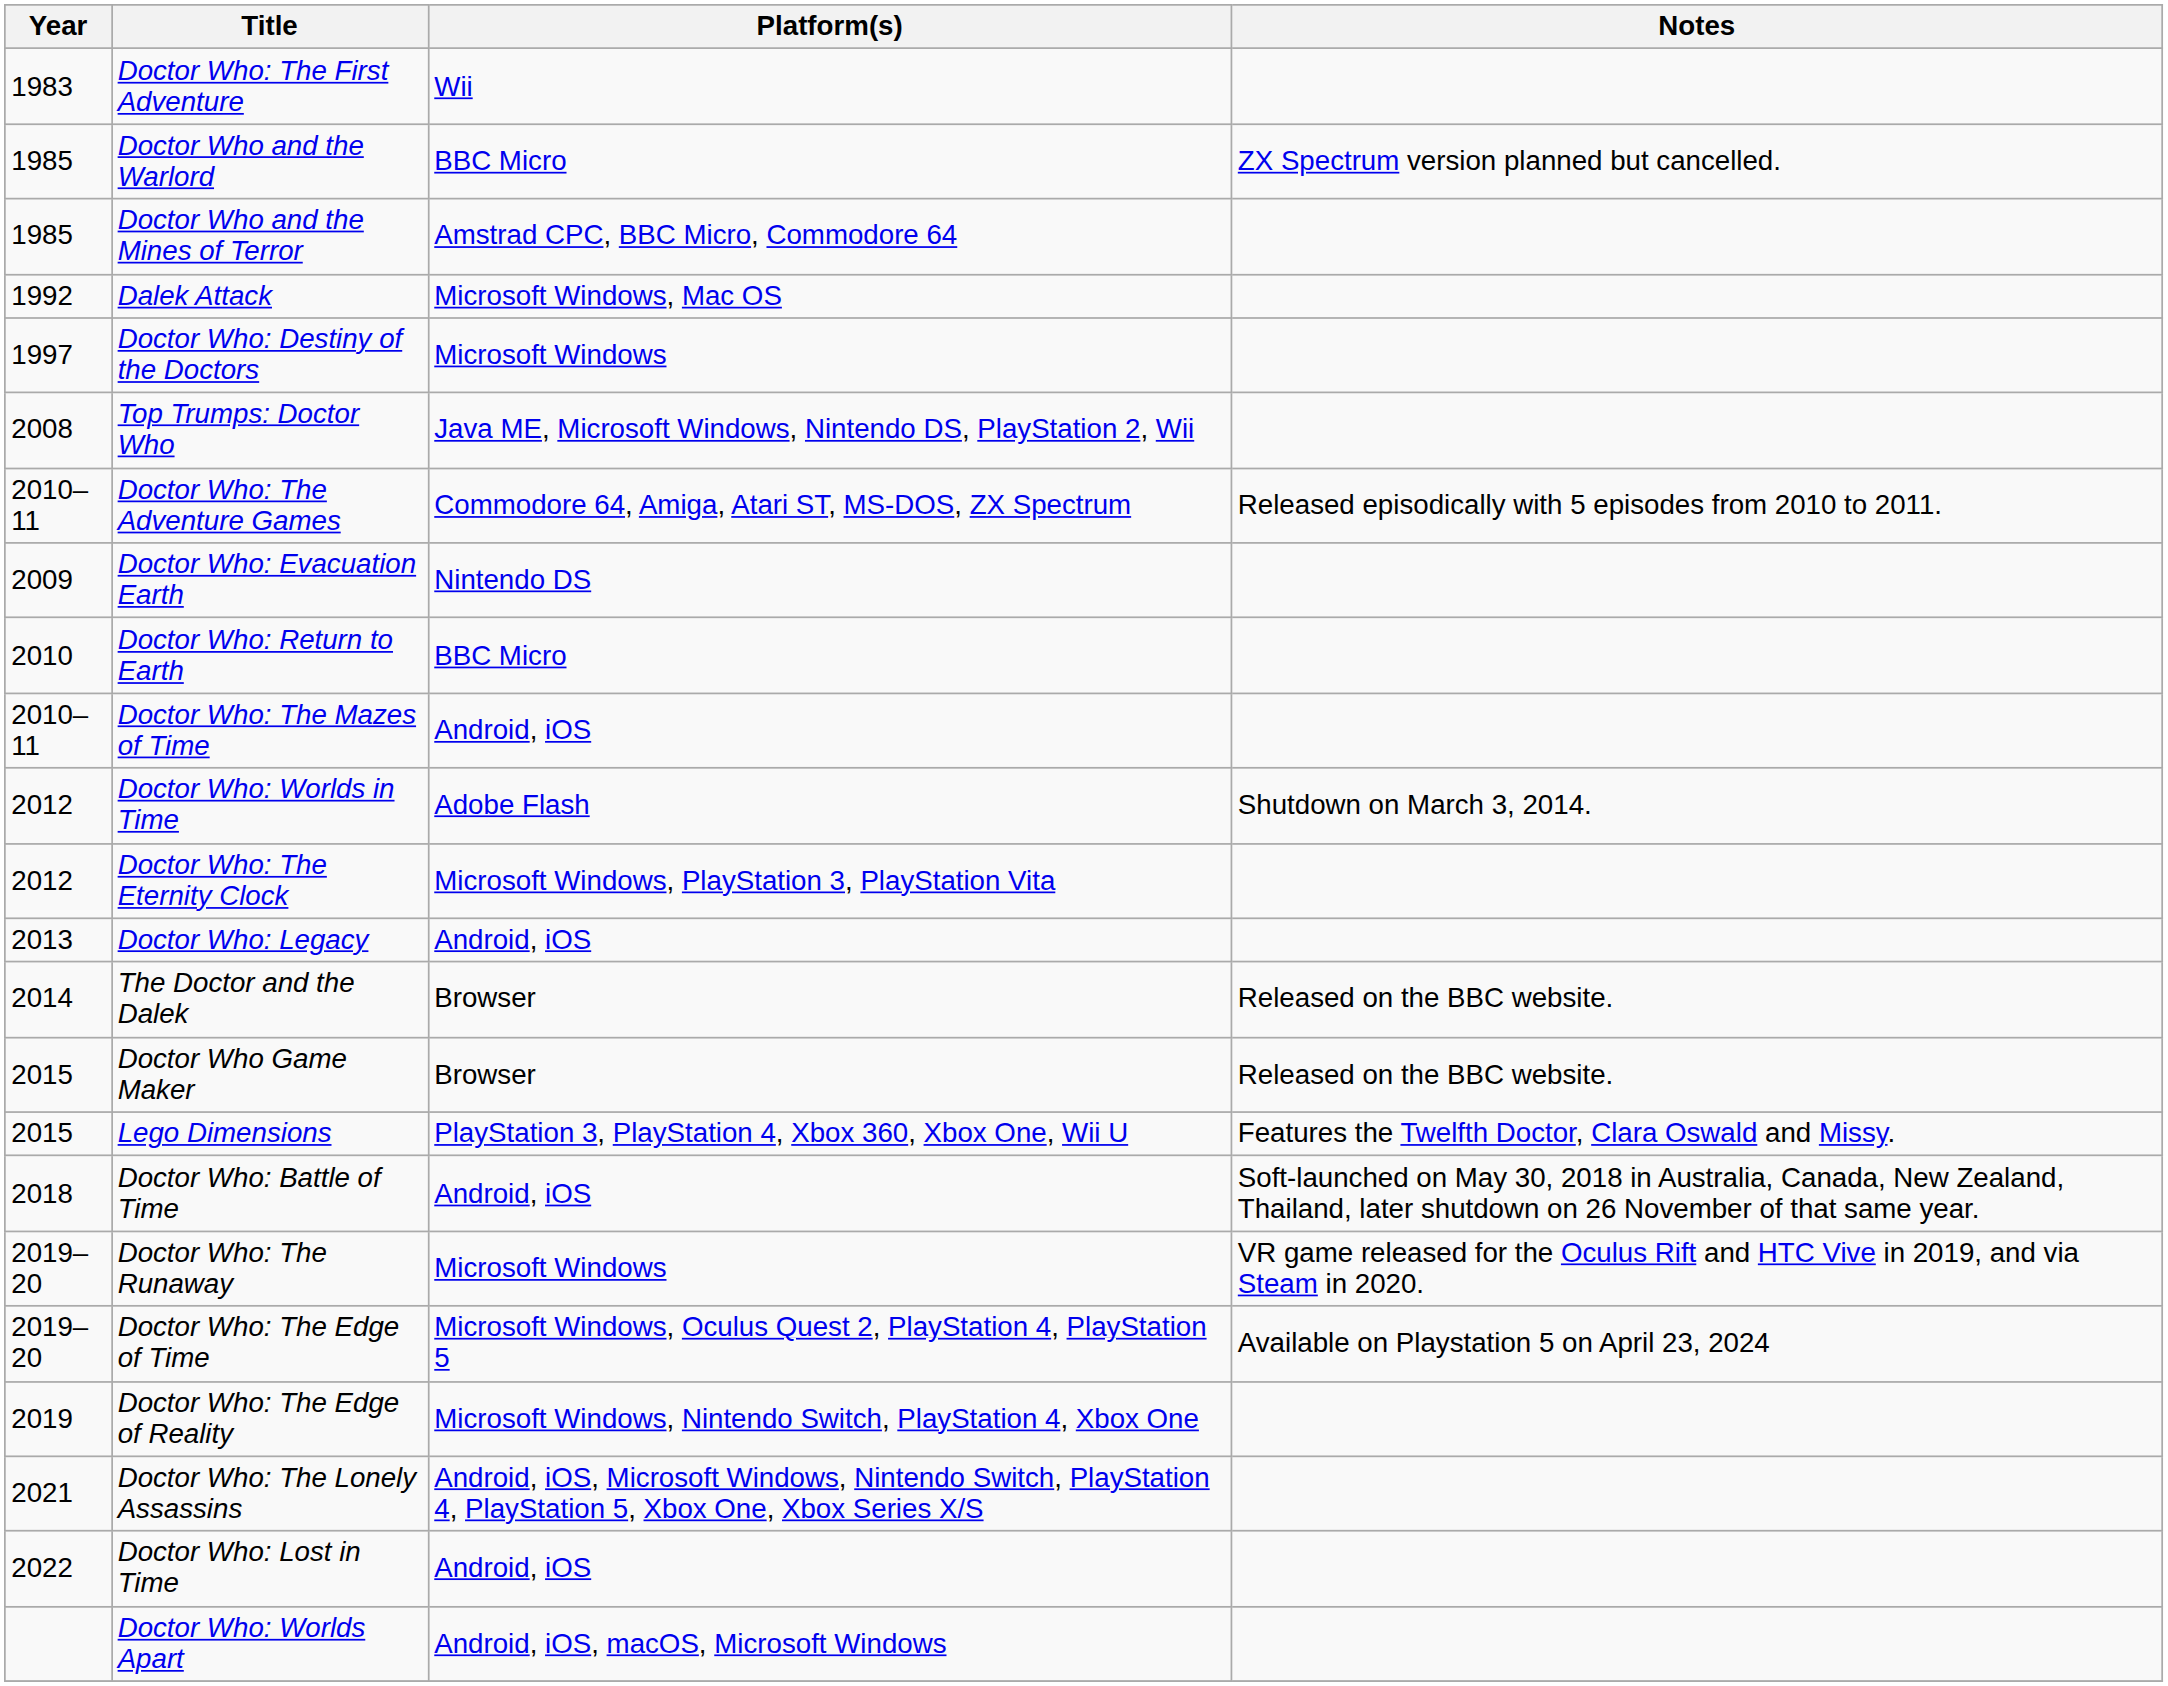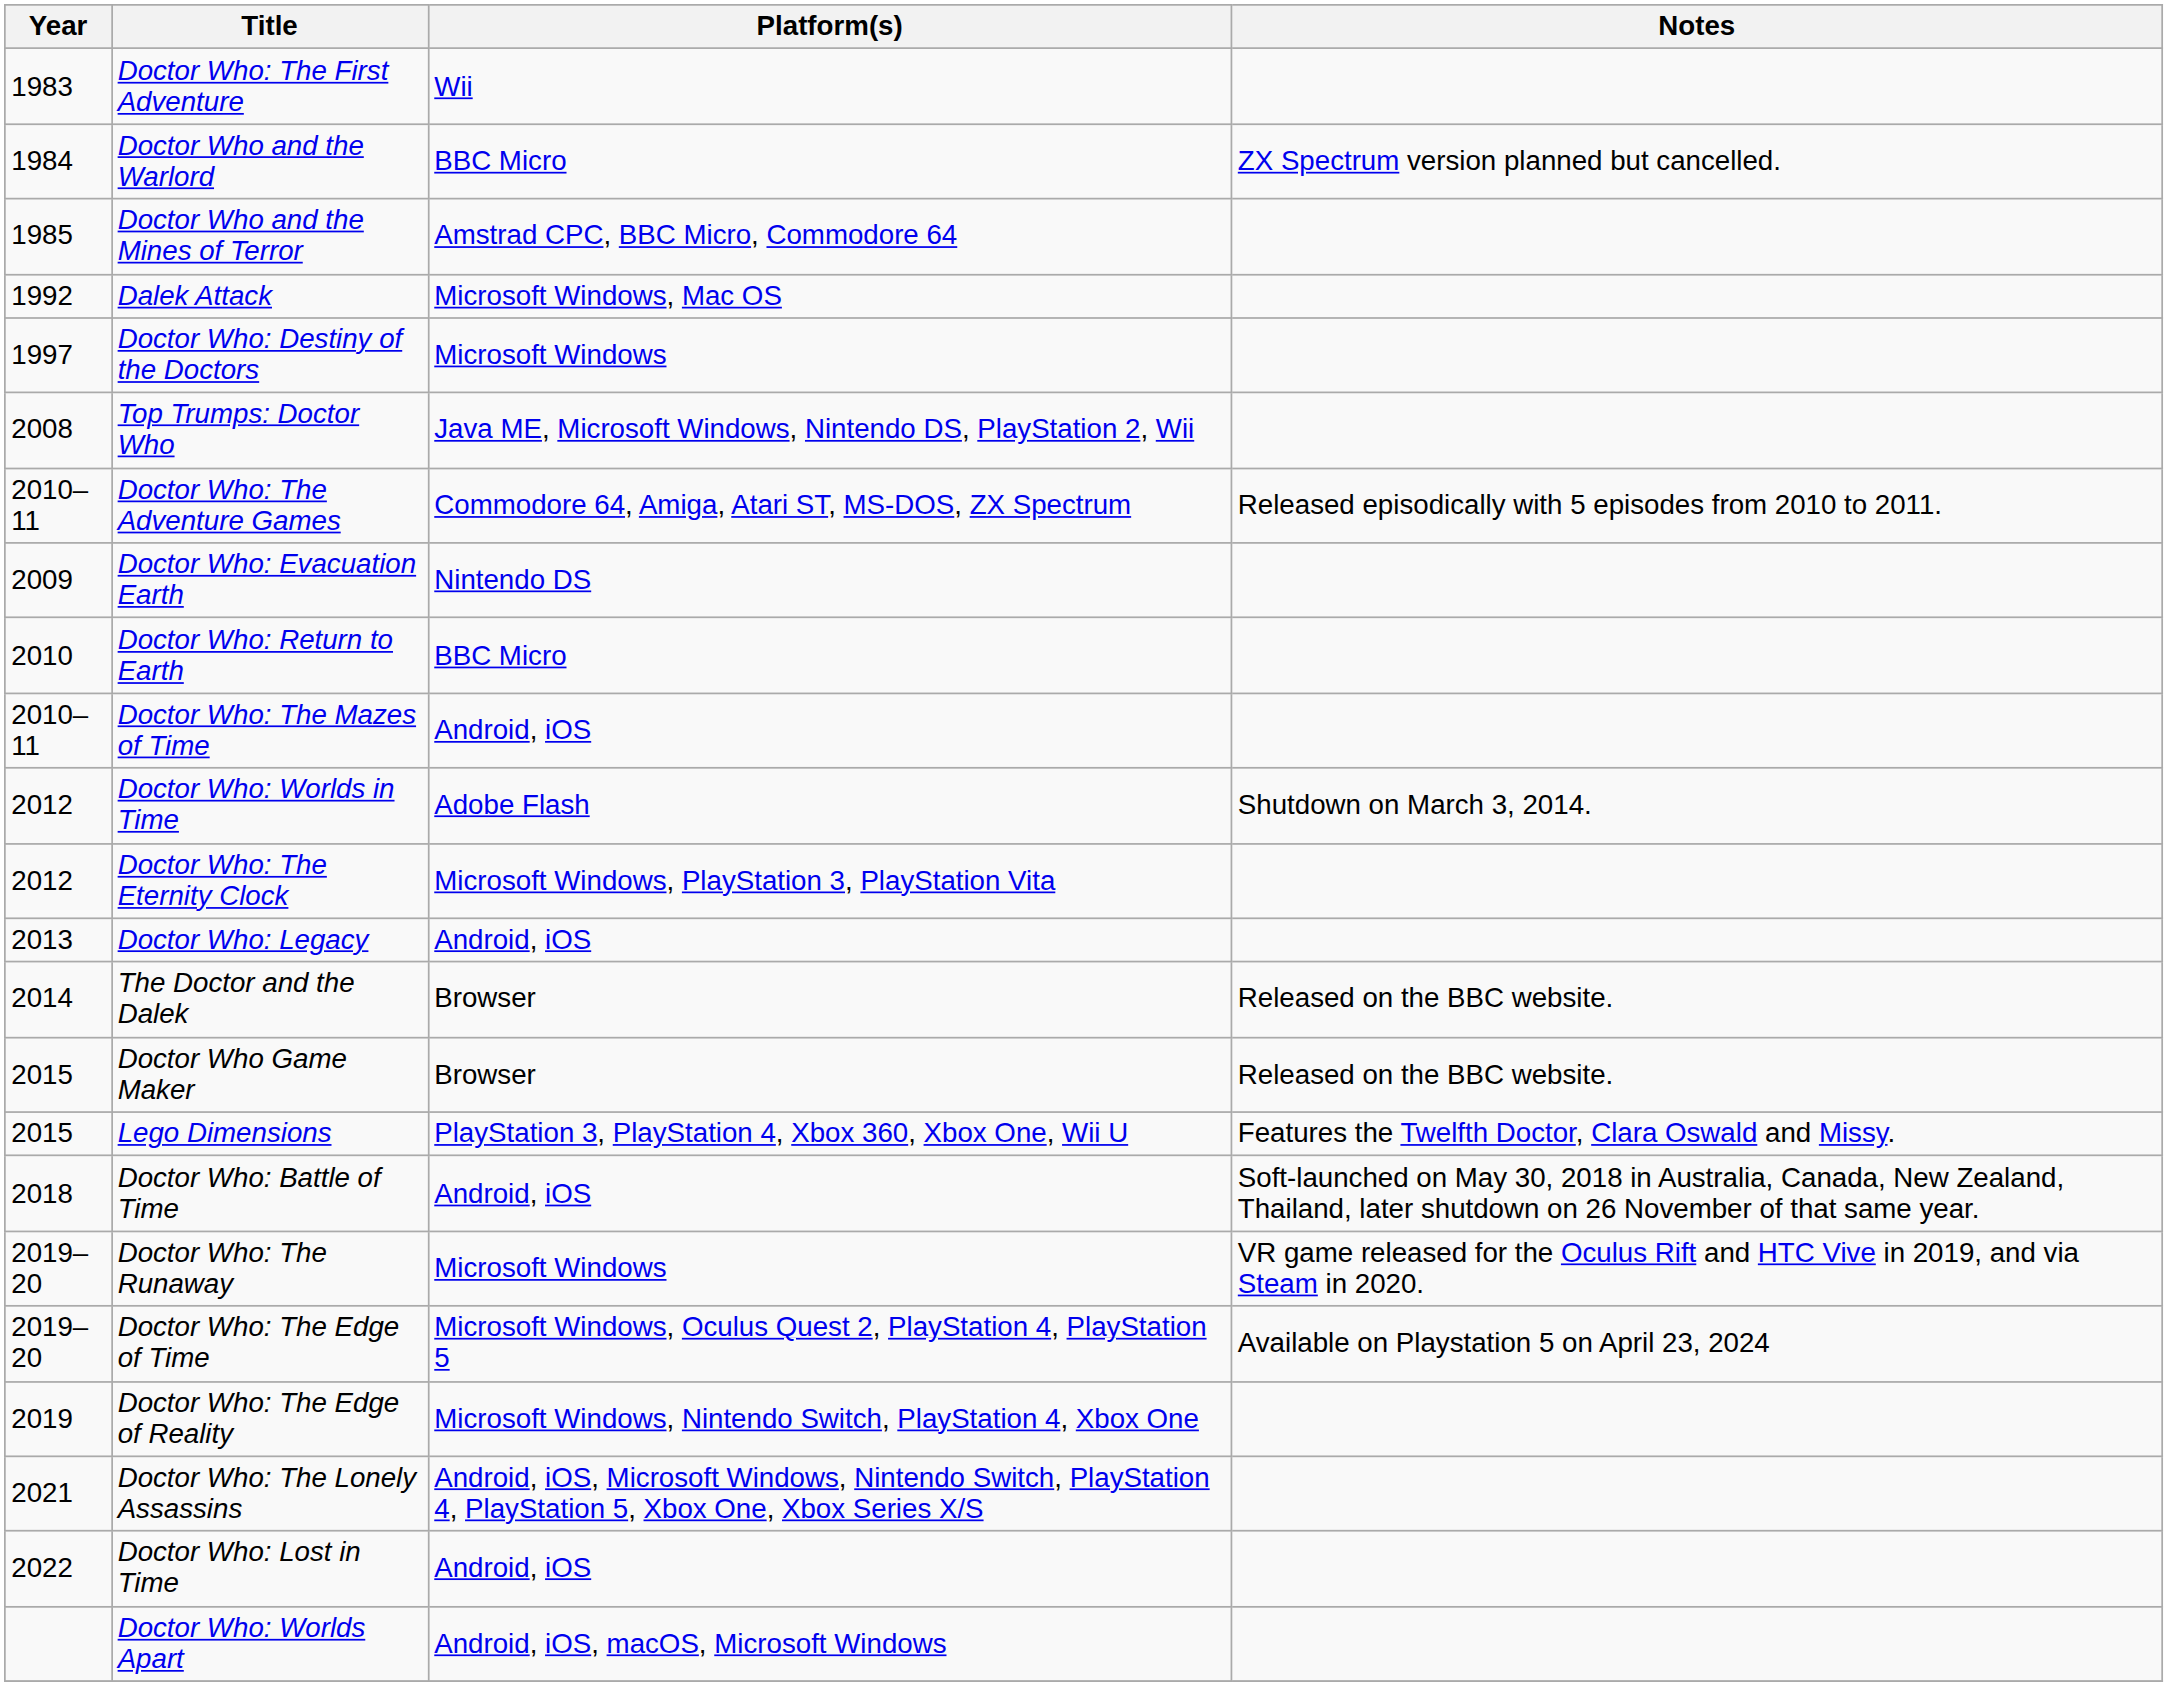(42, 160) 1985 -> (42, 160) 1984
